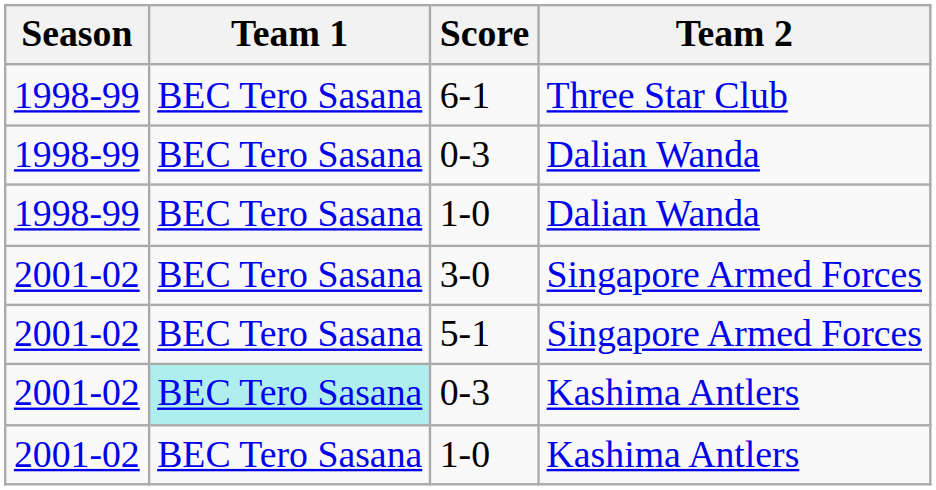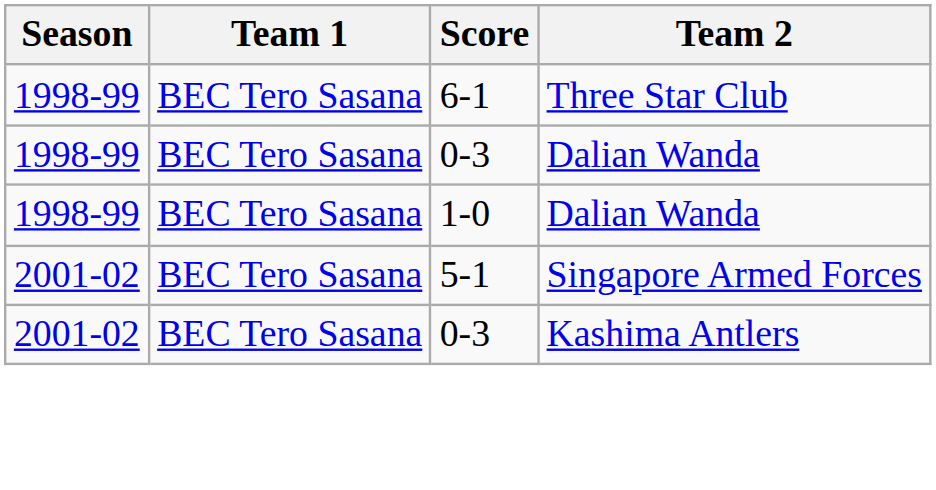- row: (484, 275)
(290, 393) paleturquoise background -> (290, 333) no background
- row: (484, 454)
